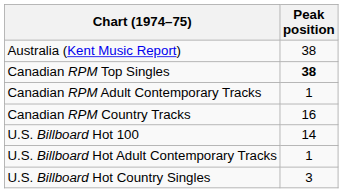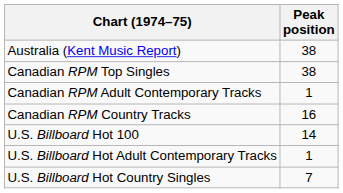(309, 72) bold -> (309, 72) normal
(309, 177) 3 -> (309, 177) 7
